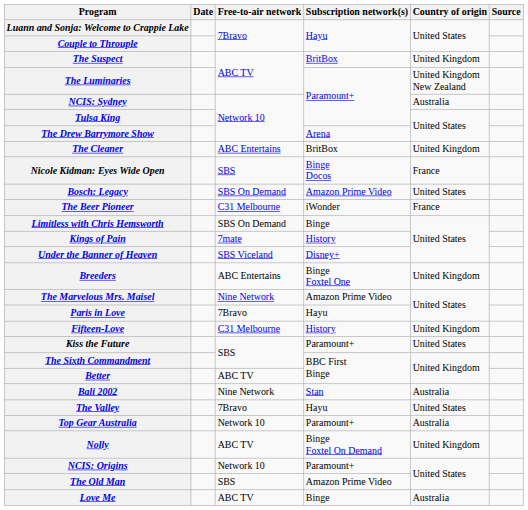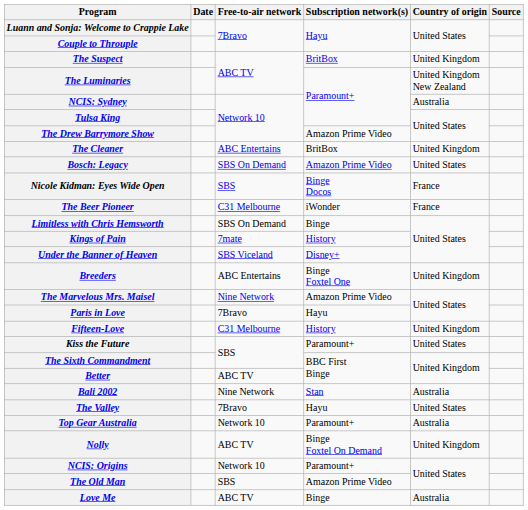(318, 133) Arena -> (349, 133) Amazon Prime Video
rows swapped: (98, 170) <-> (98, 192)
